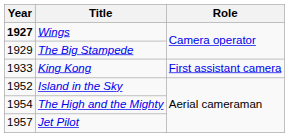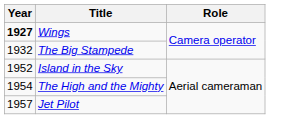(20, 50) 1929 -> (20, 50) 1932
- row: (65, 68)
